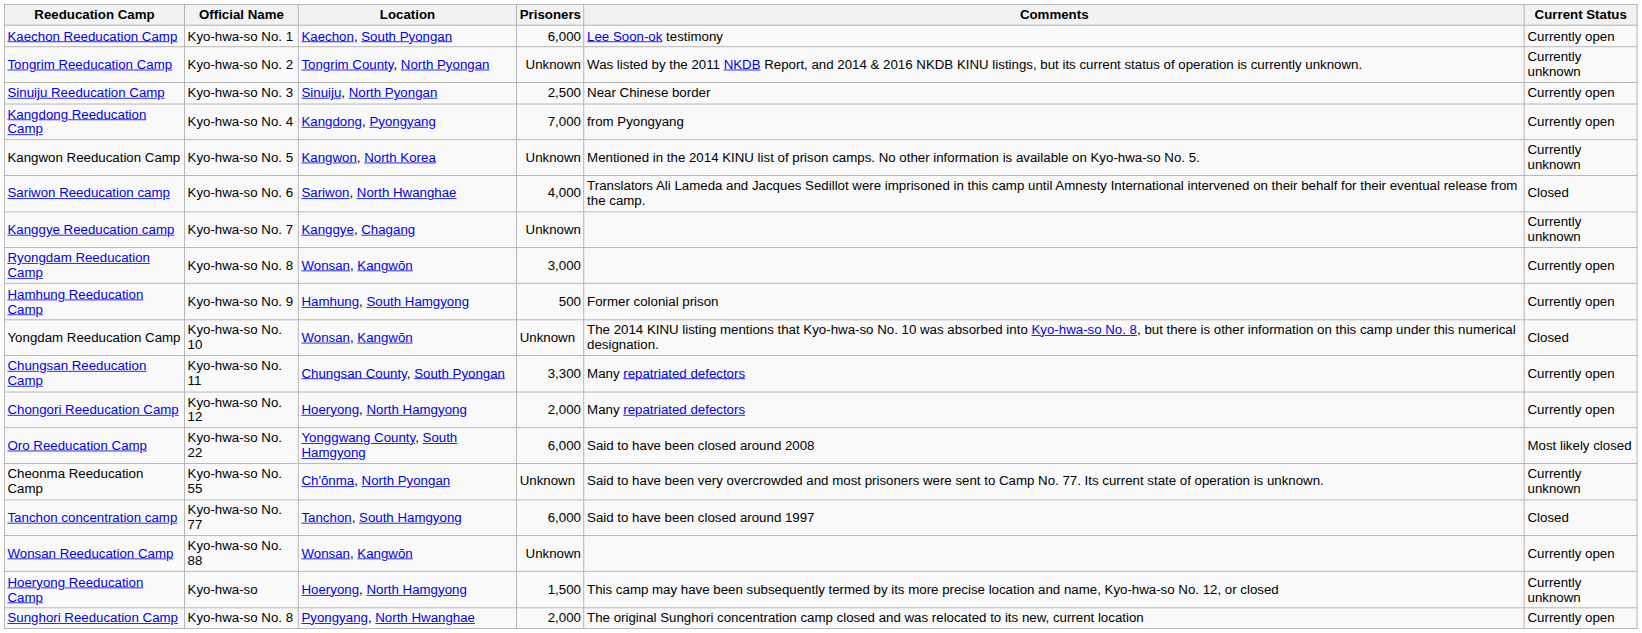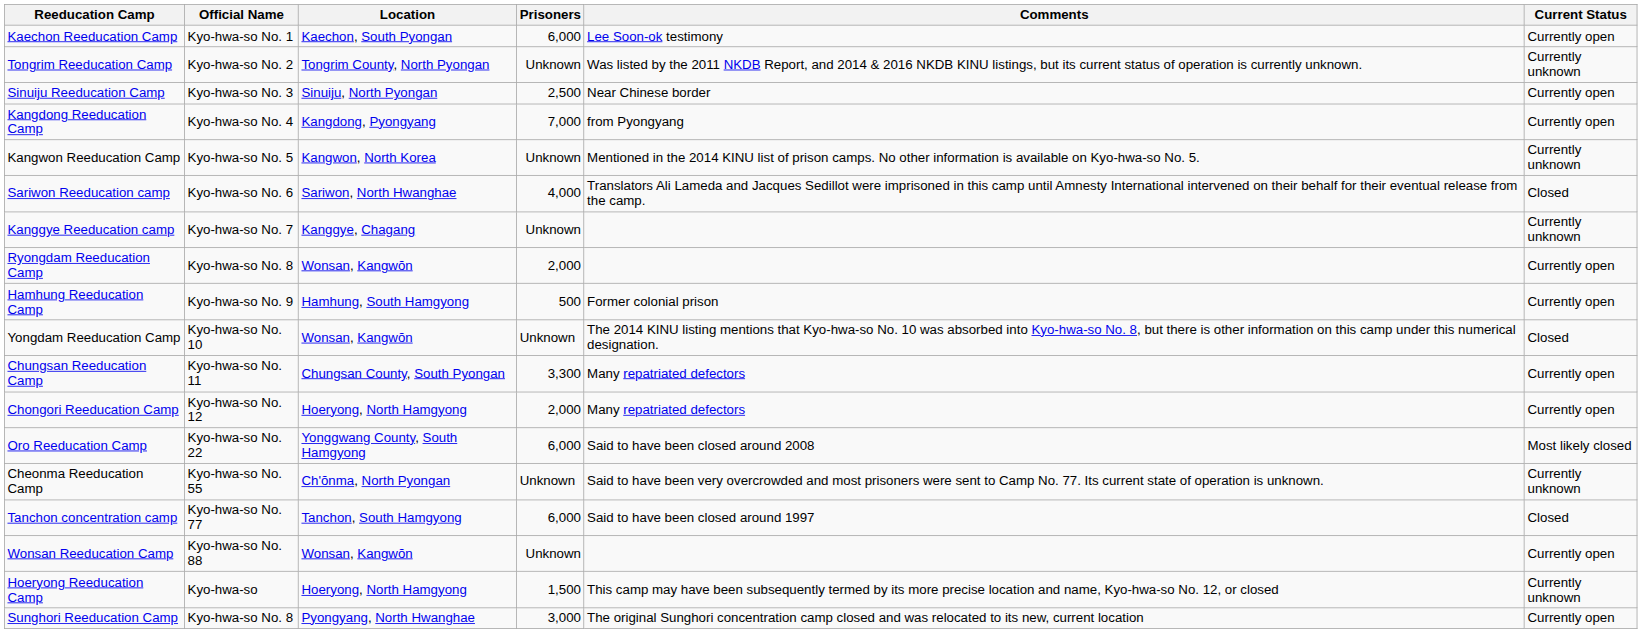(564, 265) 3,000 -> (564, 265) 2,000
(564, 618) 2,000 -> (564, 618) 3,000
